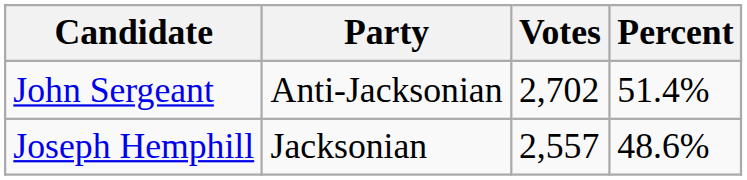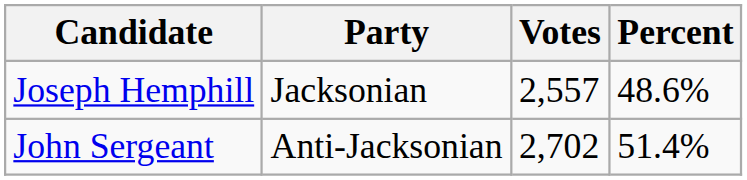rows swapped: (114, 89) <-> (134, 145)
